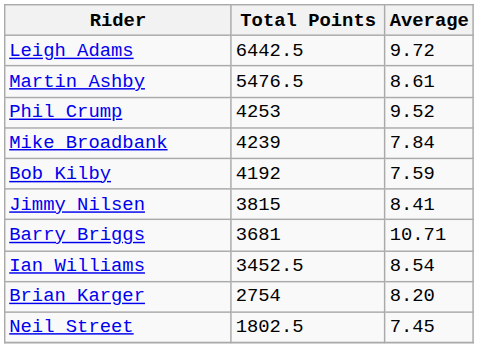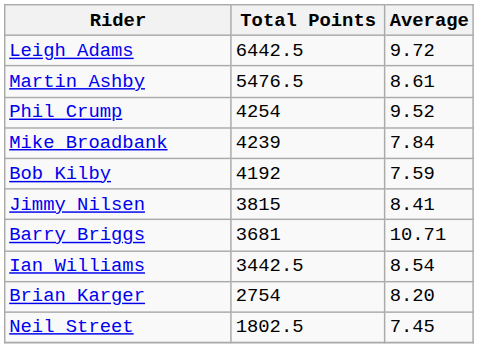(258, 112) 4253 -> (258, 112) 4254
(270, 266) 3452.5 -> (270, 266) 3442.5
